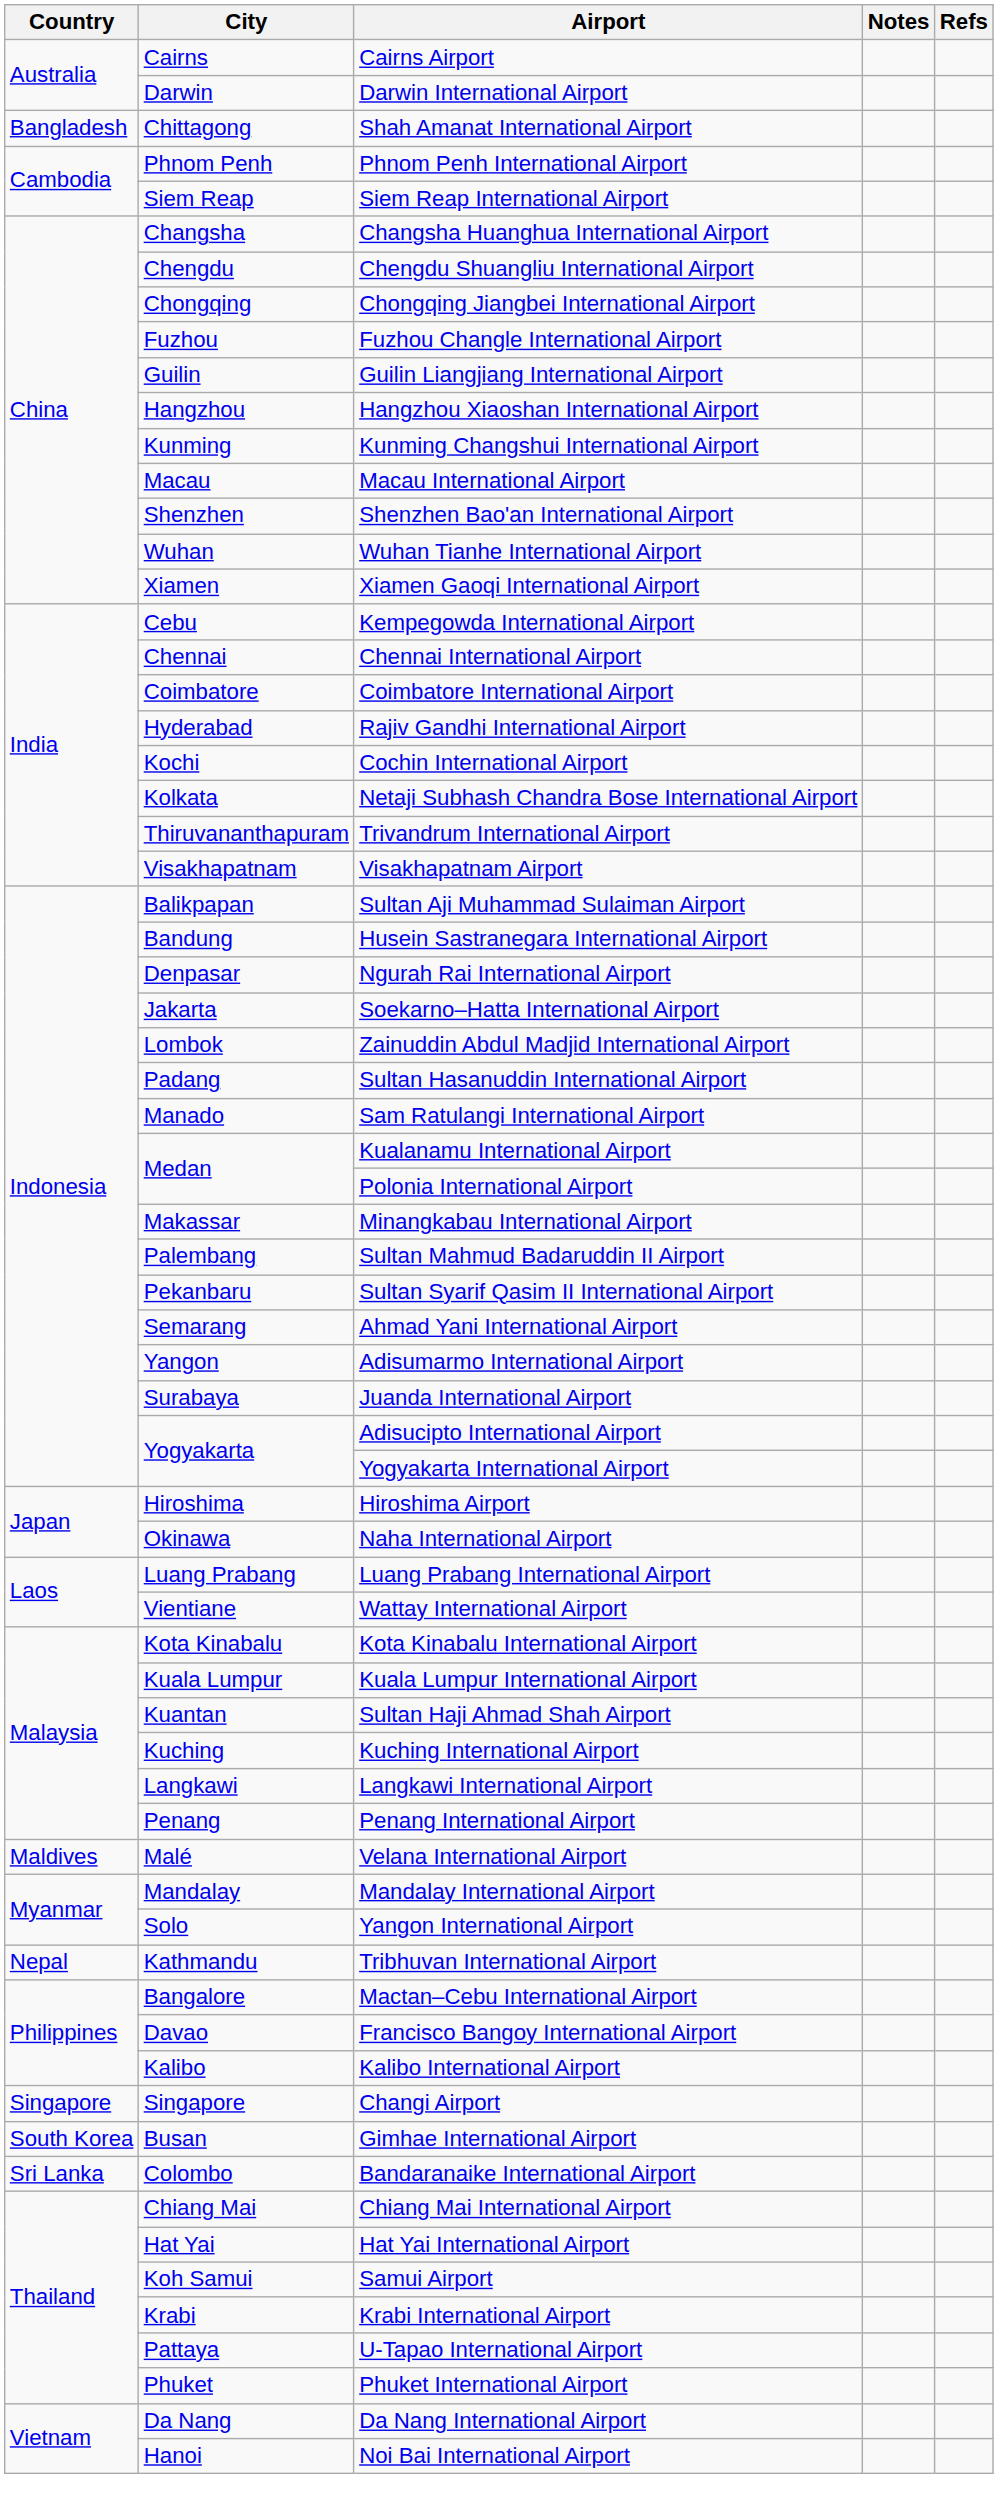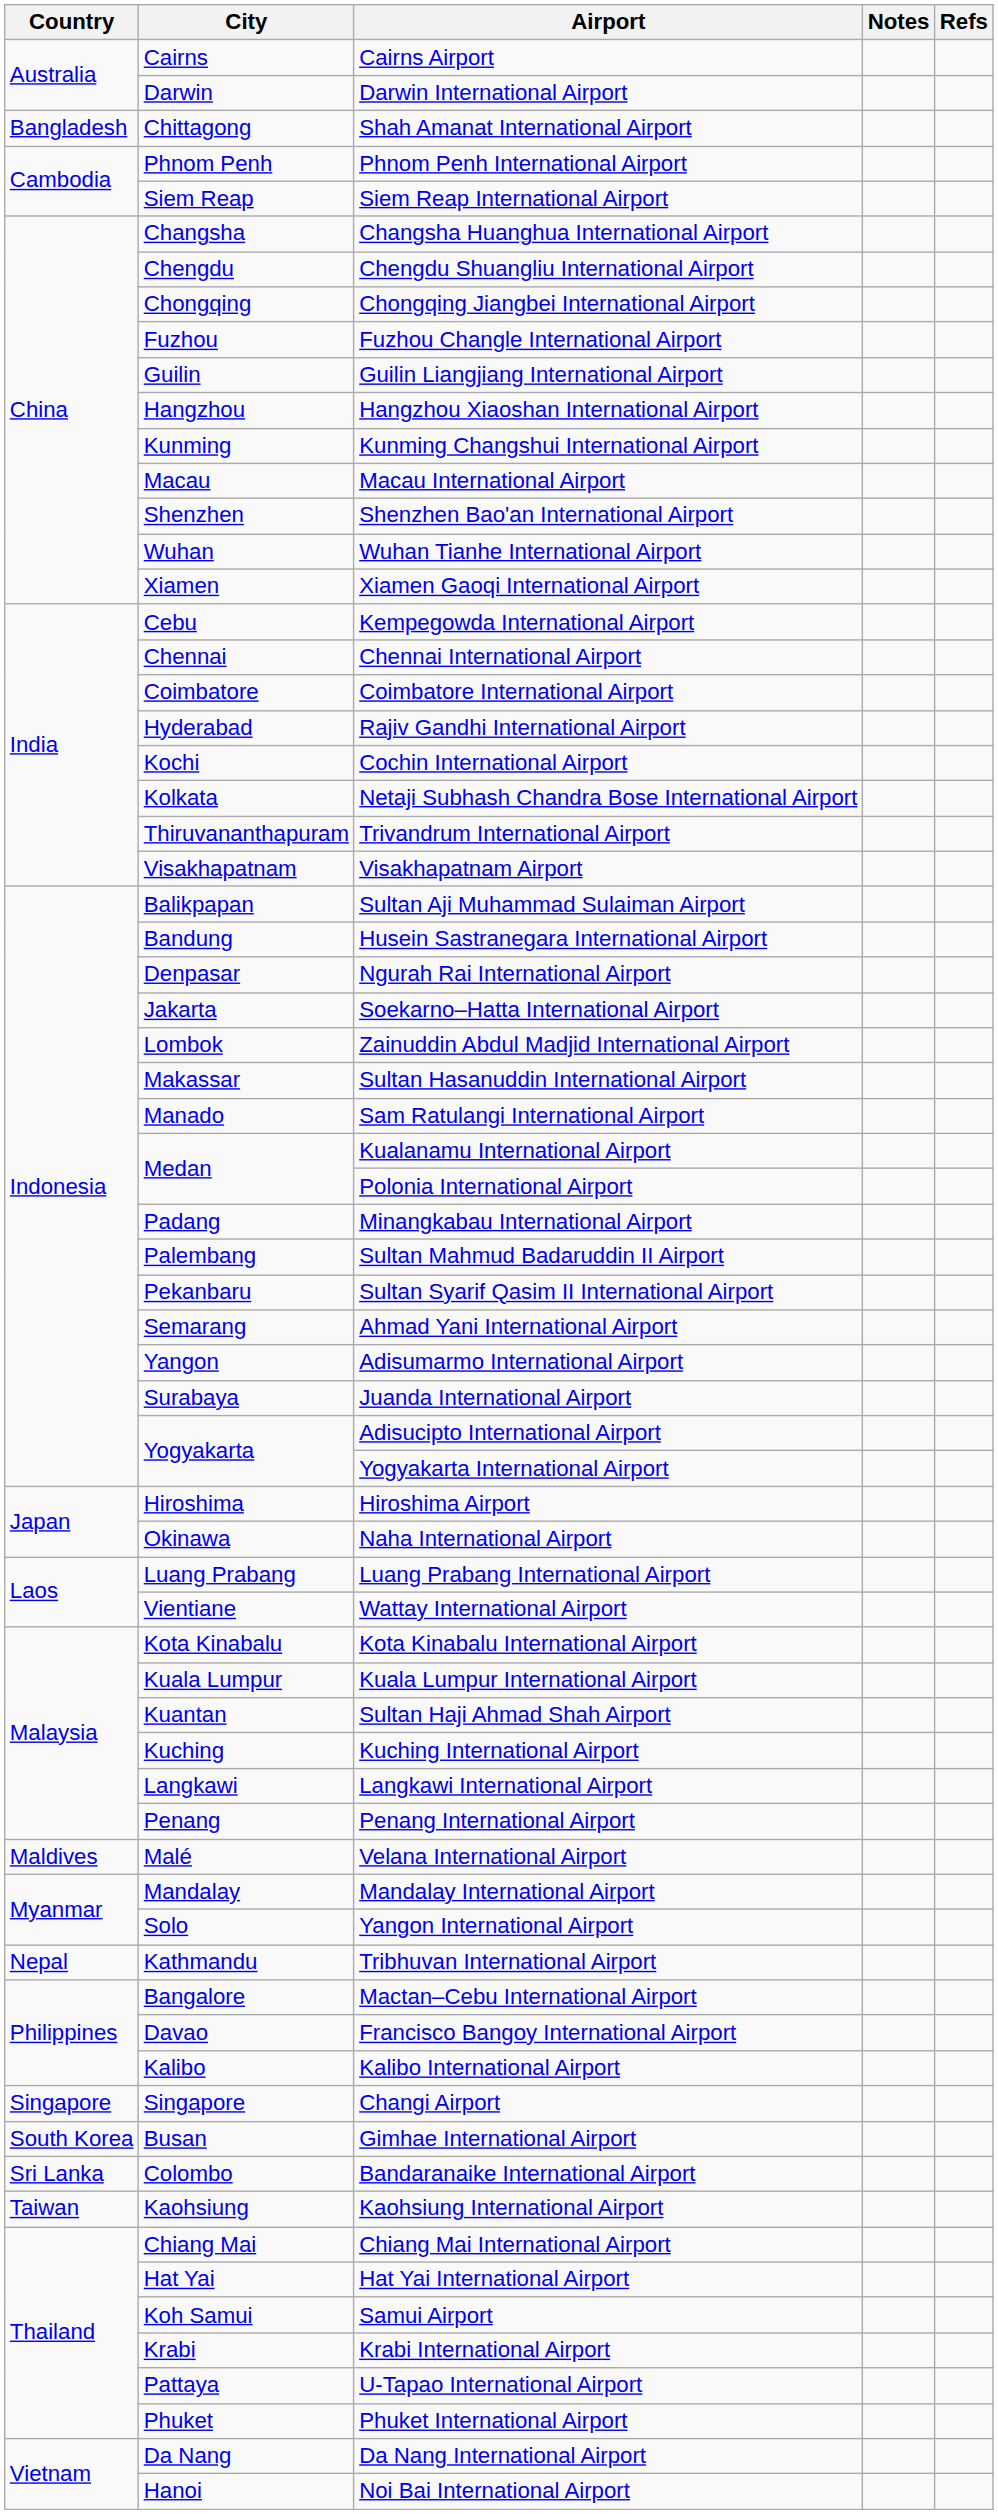(182, 1080) Padang -> (192, 1080) Makassar
(192, 1221) Makassar -> (182, 1221) Padang
+ row: (511, 2208)
